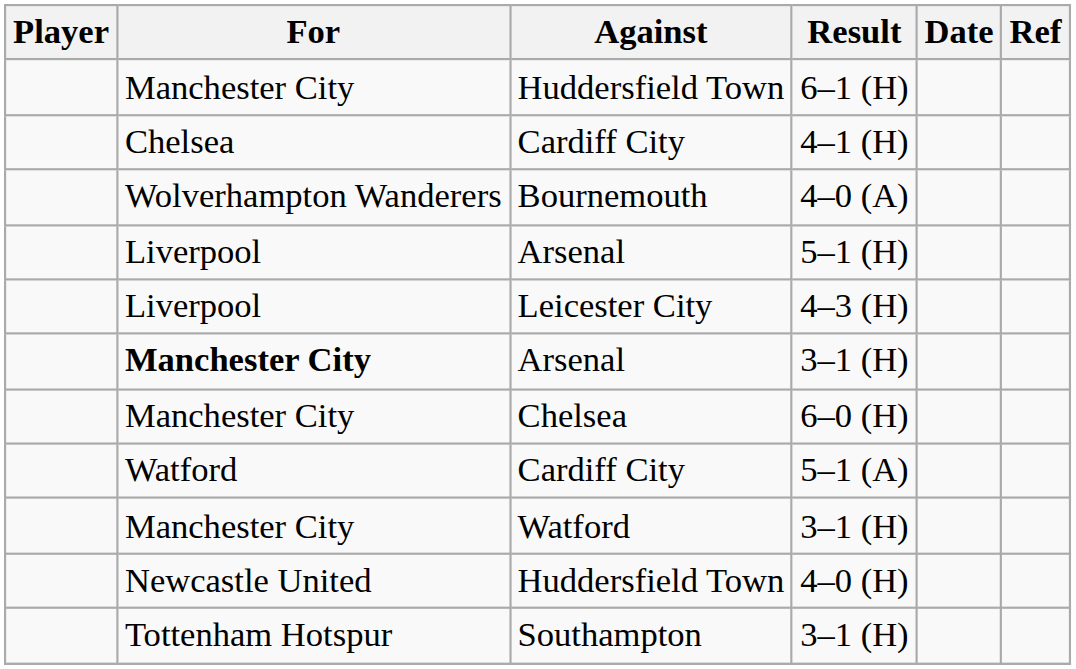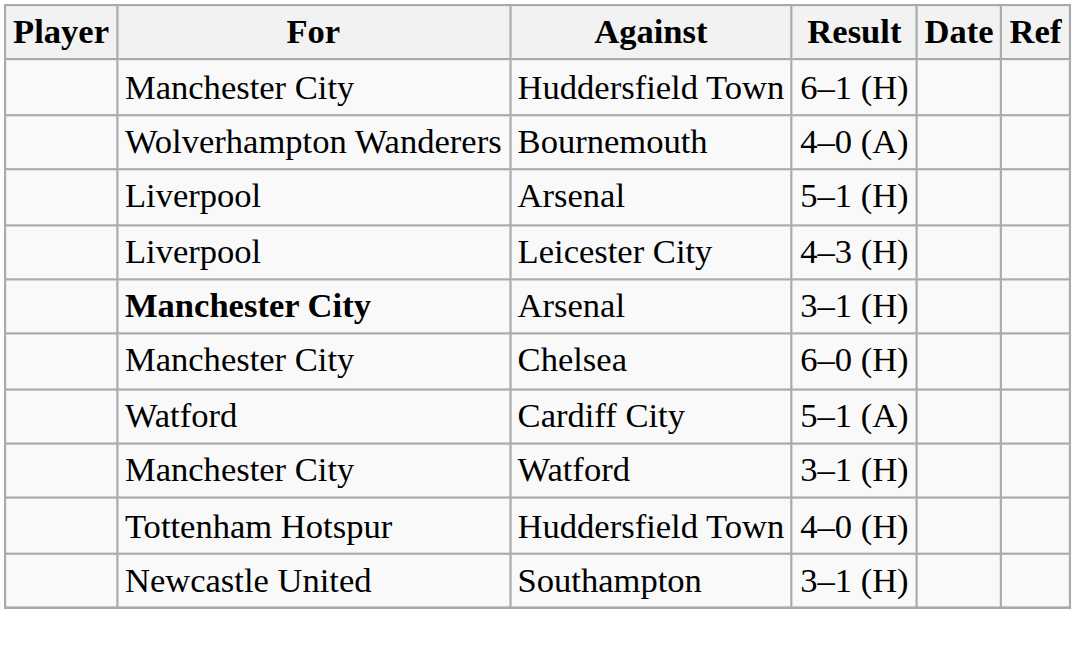- row: (601, 141)
(248, 580) Newcastle United -> (259, 525) Tottenham Hotspur
(259, 634) Tottenham Hotspur -> (248, 580) Newcastle United
